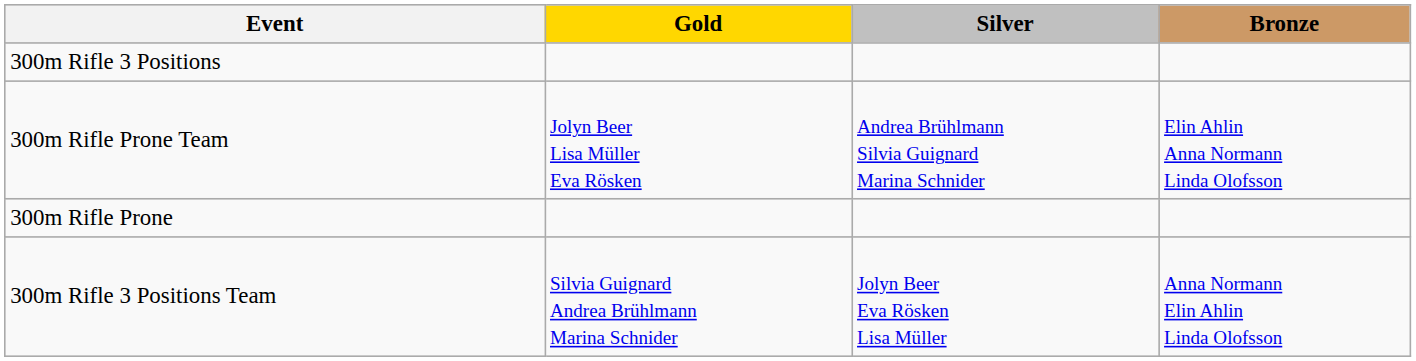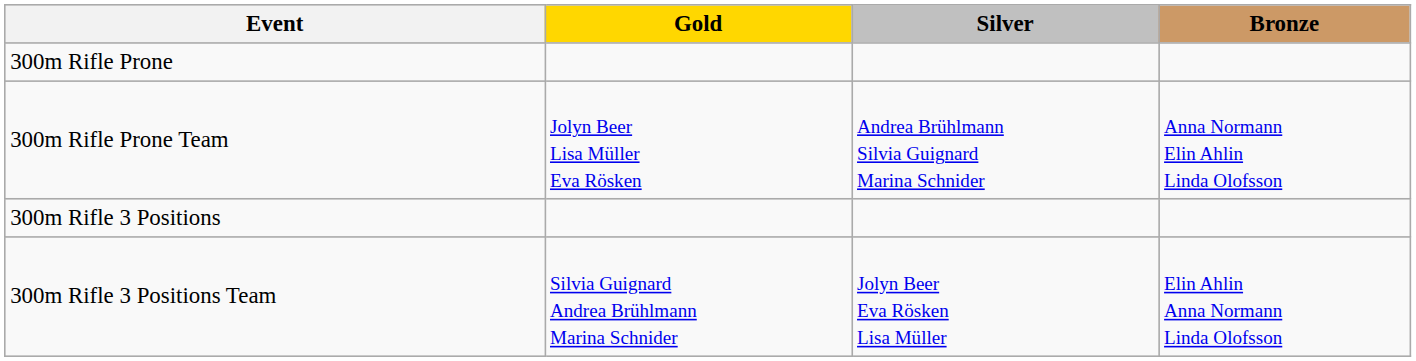rows swapped: (92, 218) <-> (115, 61)
(1223, 154) Elin Ahlin Anna Normann Linda Olofsson -> (1223, 154) Anna Normann Elin Ahlin Linda Olofsson
(1223, 311) Anna Normann Elin Ahlin Linda Olofsson -> (1223, 311) Elin Ahlin Anna Normann Linda Olofsson
